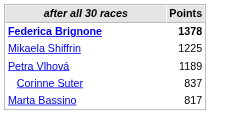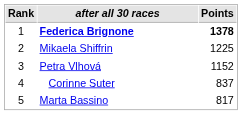+ column: (21, 14)
(191, 66) 1189 -> (222, 66) 1152
